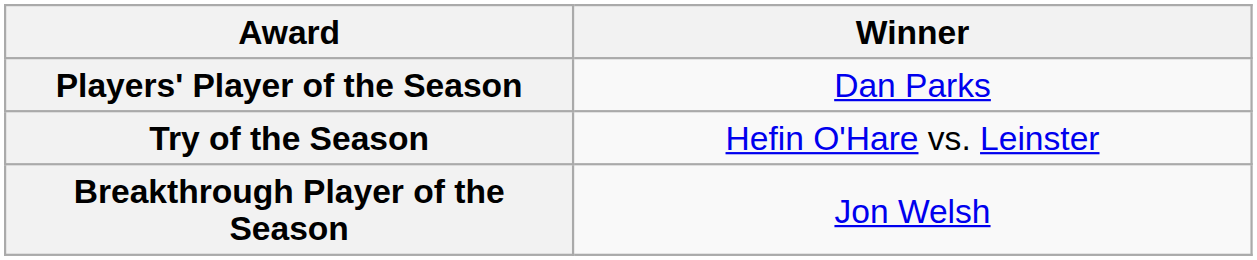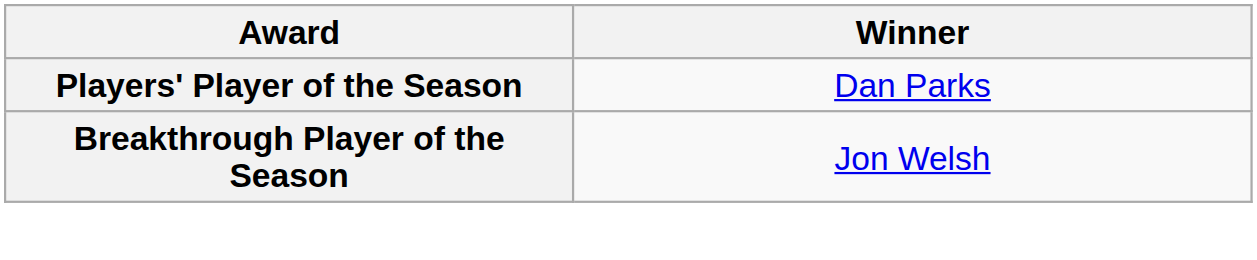- row: (289, 138)
